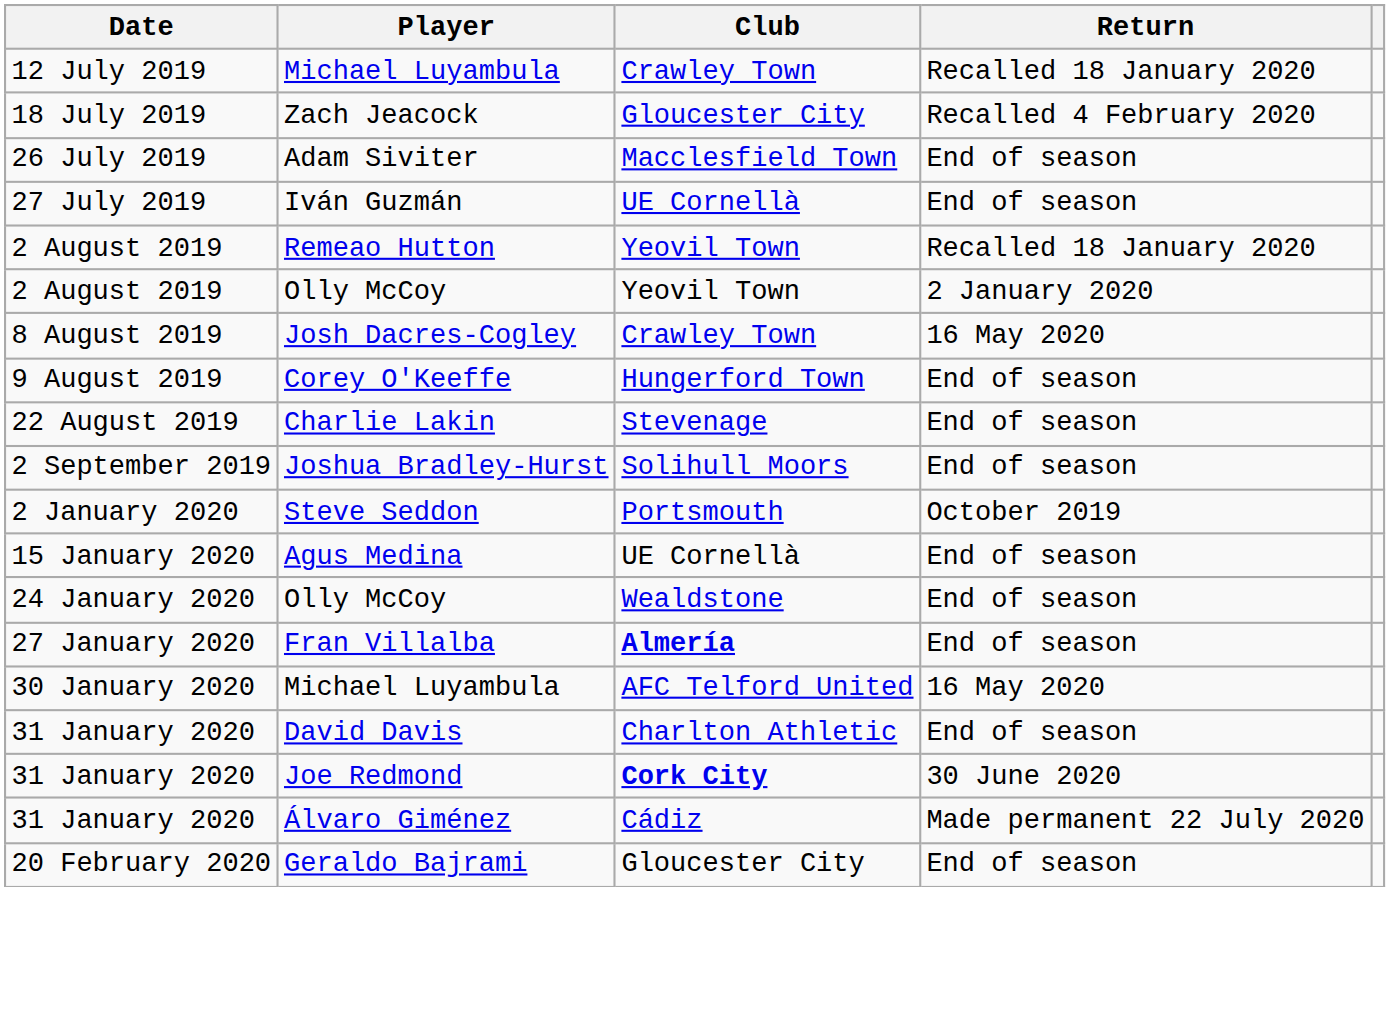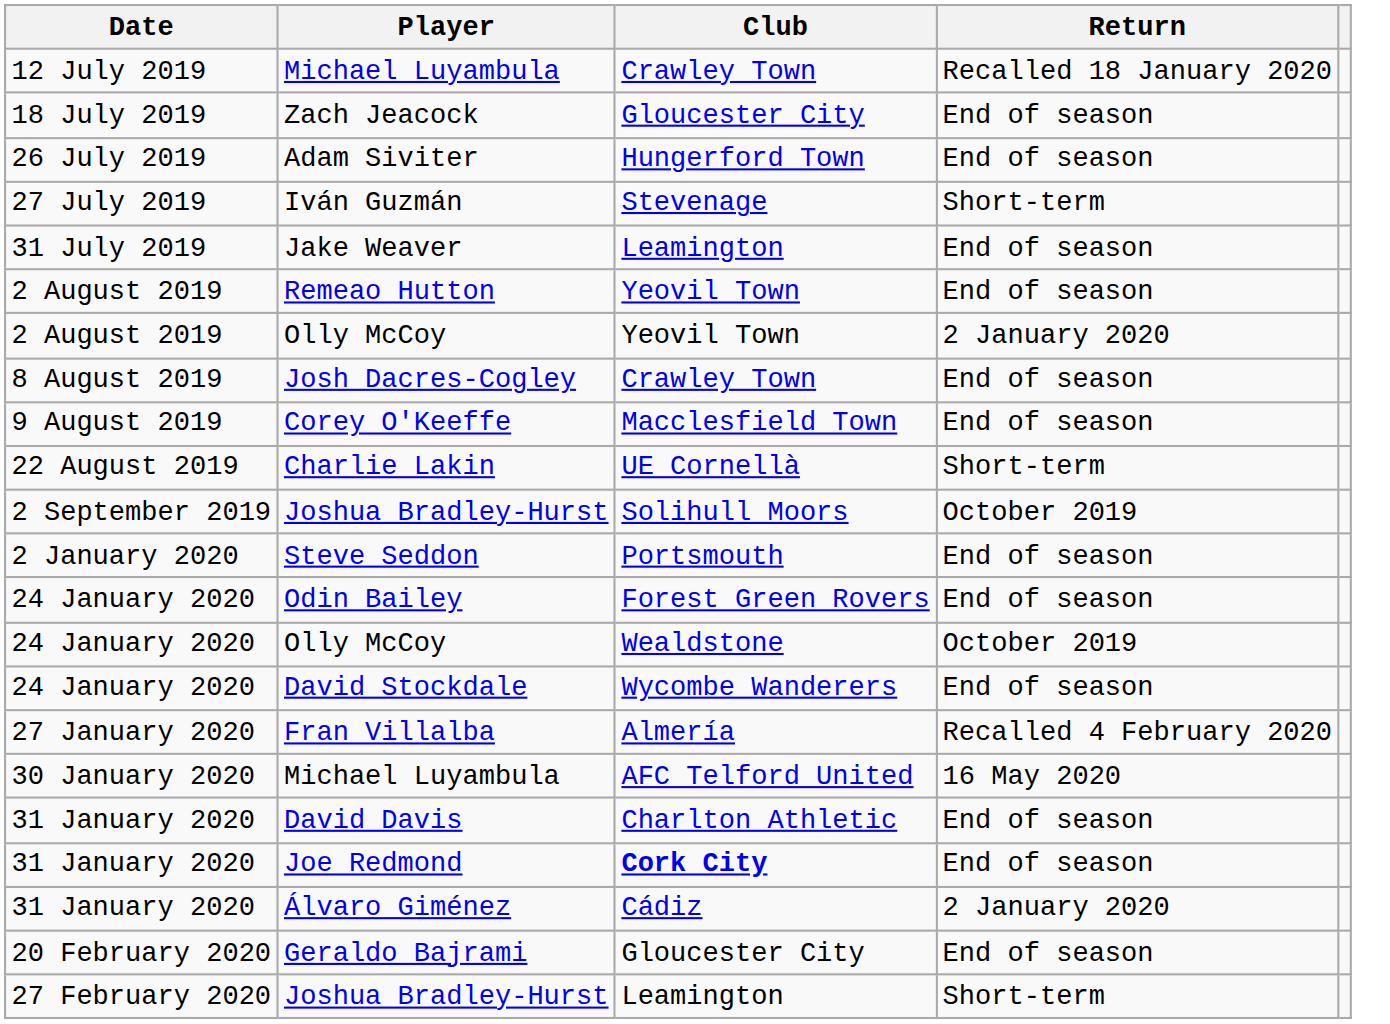(1121, 115) Recalled 4 February 2020 -> (1048, 115) End of season
(759, 159) Macclesfield Town -> (743, 159) Hungerford Town
(711, 203) UE Cornellà -> (694, 203) Stevenage
(1032, 203) End of season -> (1024, 203) Short-term
+ row: (109, 247)
(1121, 247) Recalled 18 January 2020 -> (1048, 291) End of season
(1016, 336) 16 May 2020 -> (1048, 380) End of season
(743, 380) Hungerford Town -> (759, 424) Macclesfield Town
(694, 424) Stevenage -> (711, 468) UE Cornellà
(1032, 424) End of season -> (1024, 468) Short-term
(1032, 468) End of season -> (1040, 512) October 2019
(1024, 512) October 2019 -> (1048, 556) End of season
- row: (133, 556)
+ row: (133, 600)
(1032, 600) End of season -> (1040, 644) October 2019
+ row: (133, 688)
(678, 644) bold -> (678, 732) normal
(1032, 644) End of season -> (1137, 732) Recalled 4 February 2020
(1024, 776) 30 June 2020 -> (1048, 864) End of season
(1145, 820) Made permanent 22 July 2020 -> (1056, 908) 2 January 2020
+ row: (141, 997)
